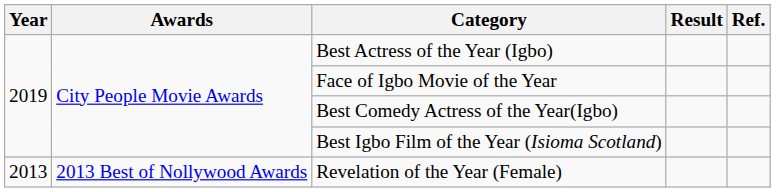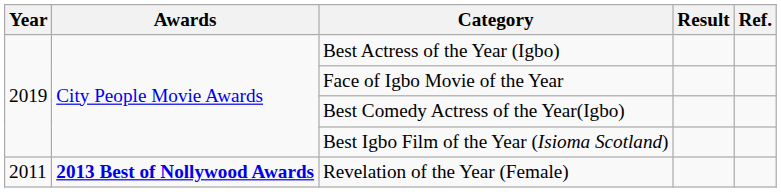(28, 171) 2013 -> (28, 171) 2011
(182, 171) normal -> (185, 171) bold
